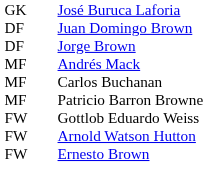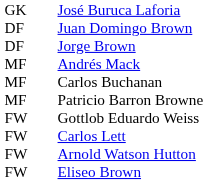+ row: (92, 136)
- row: (104, 154)
+ row: (99, 172)
